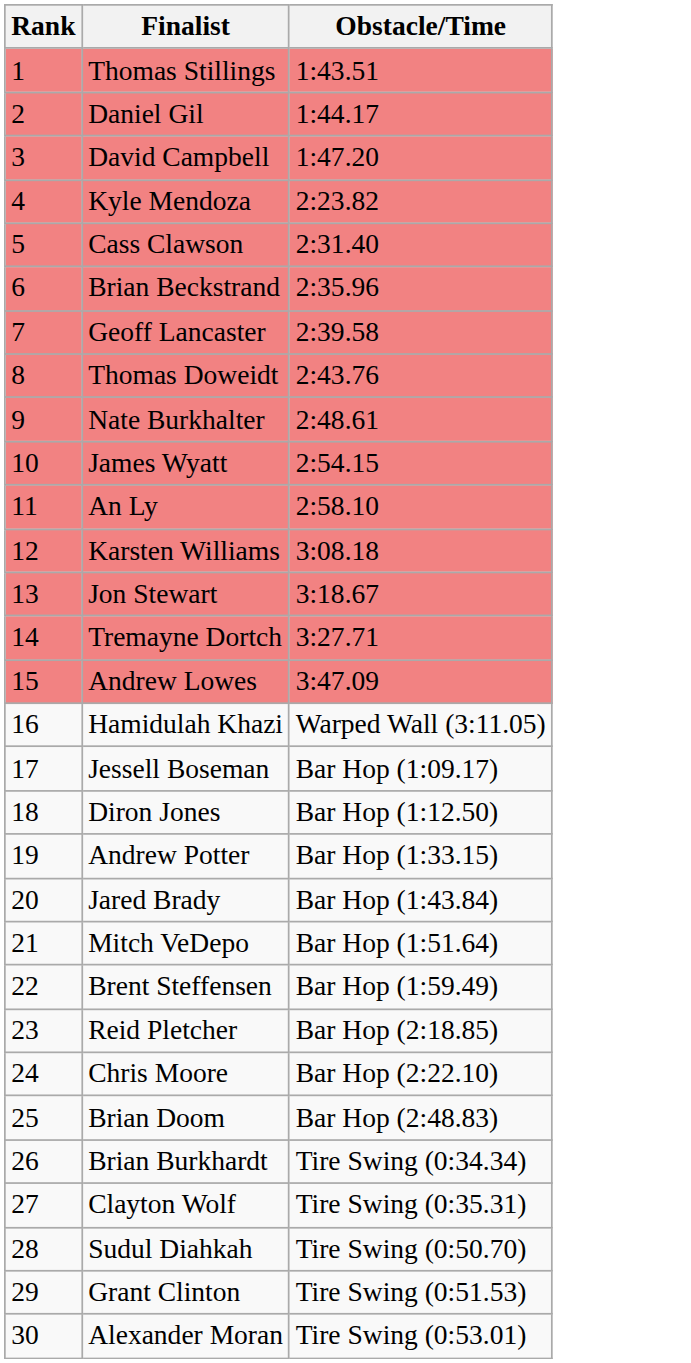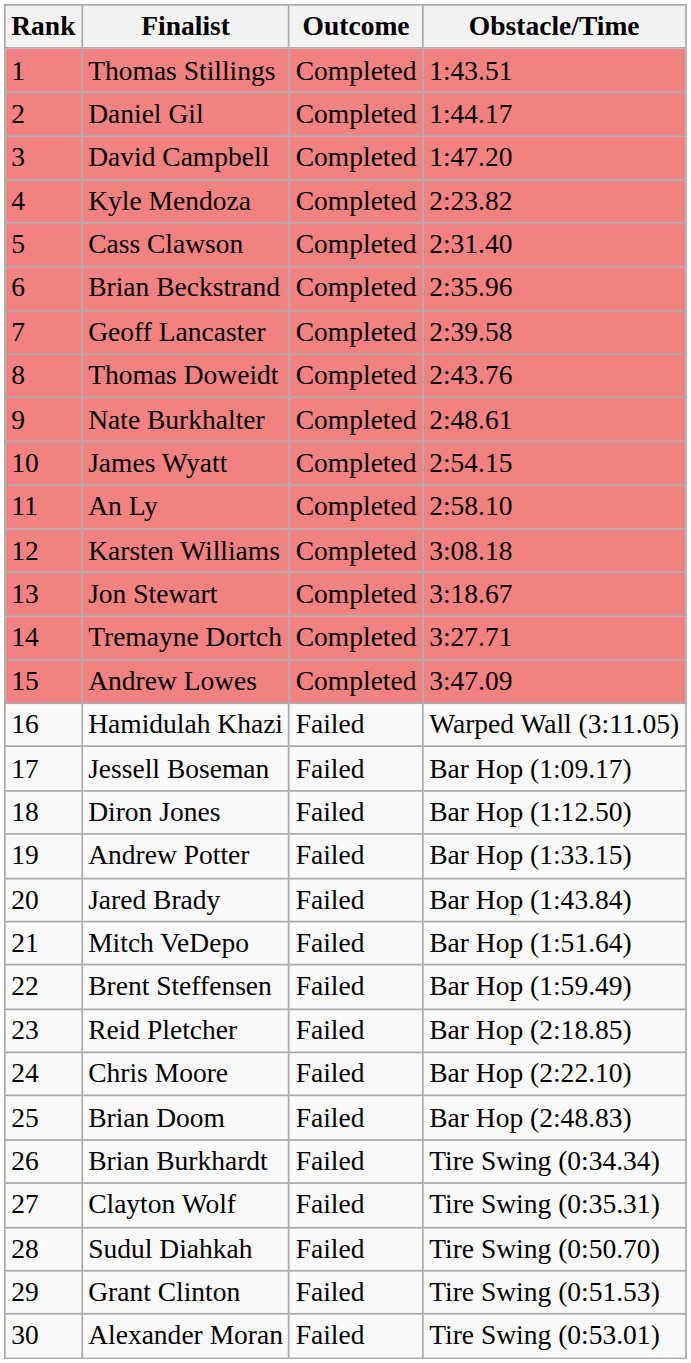+ column: (356, 26)
